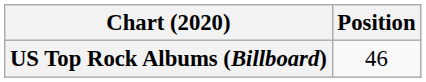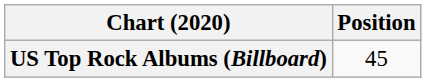(376, 58) 46 -> (376, 58) 45
